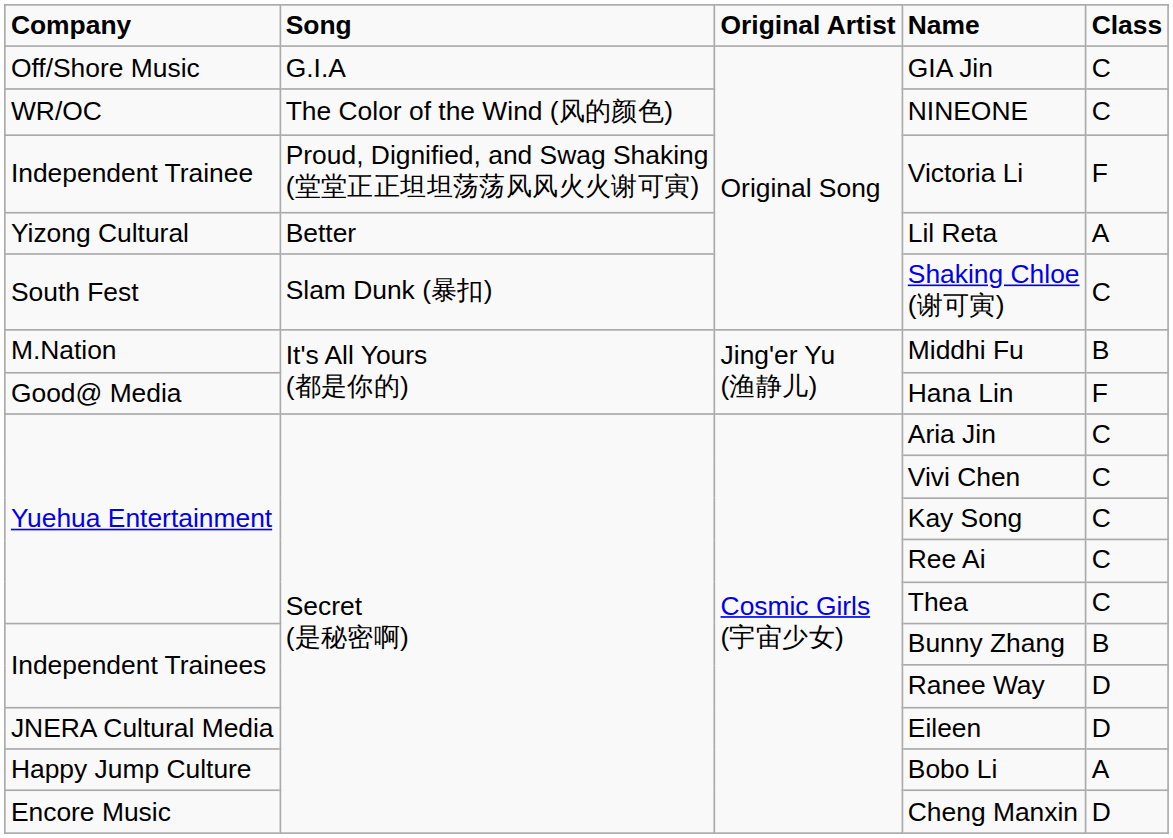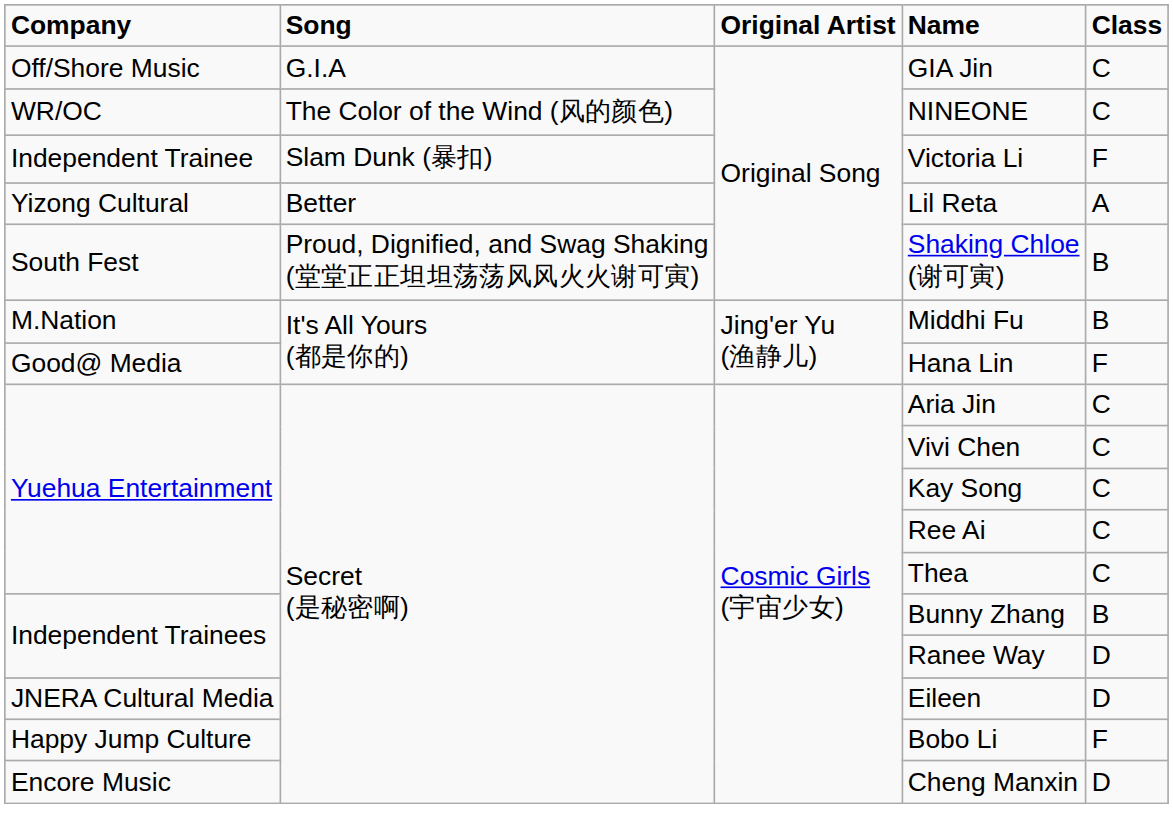(497, 171) Proud, Dignified, and Swag Shaking (堂堂正正坦坦荡荡风风火火谢可寅) -> (389, 157) Slam Dunk (暴扣)
(389, 290) Slam Dunk (暴扣) -> (497, 260) Proud, Dignified, and Swag Shaking (堂堂正正坦坦荡荡风风火火谢可寅)
(1101, 291) C -> (1100, 262) B
(1100, 769) A -> (1100, 739) F
